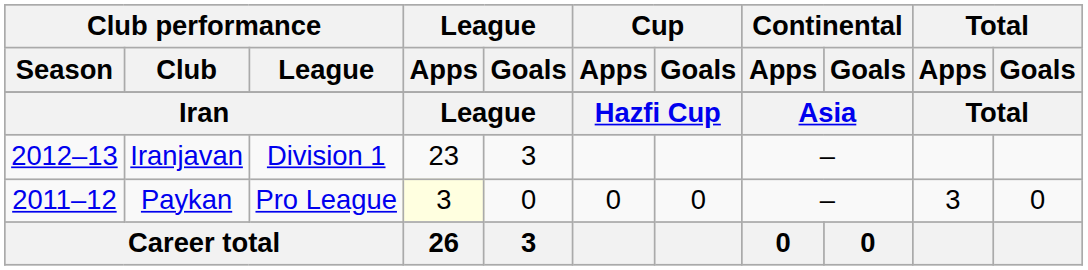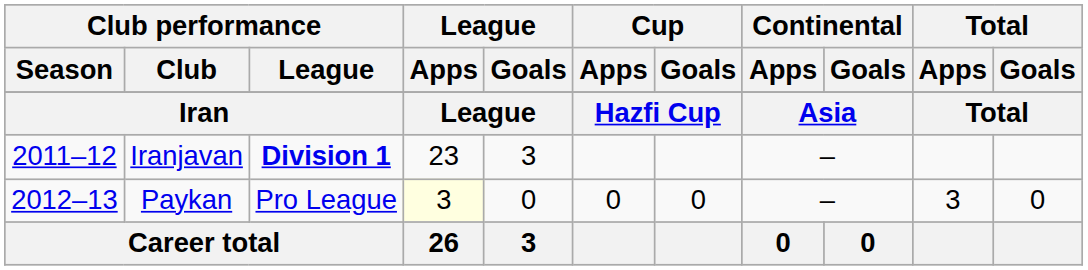(64, 156) 2012–13 -> (64, 156) 2011–12
(326, 156) normal -> (326, 156) bold
(64, 199) 2011–12 -> (64, 199) 2012–13
